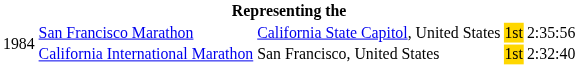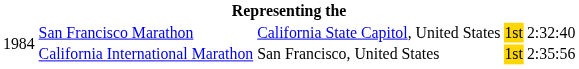(551, 32) 2:35:56 -> (551, 32) 2:32:40
(551, 54) 2:32:40 -> (551, 54) 2:35:56
